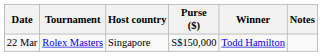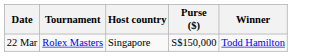- column: (302, 19)
